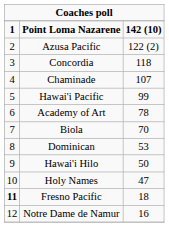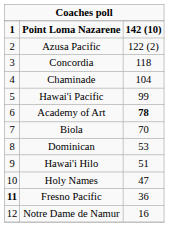(143, 79) 107 -> (143, 79) 104
(143, 113) normal -> (143, 113) bold
(143, 163) 50 -> (143, 163) 51
(143, 197) 18 -> (143, 197) 36
